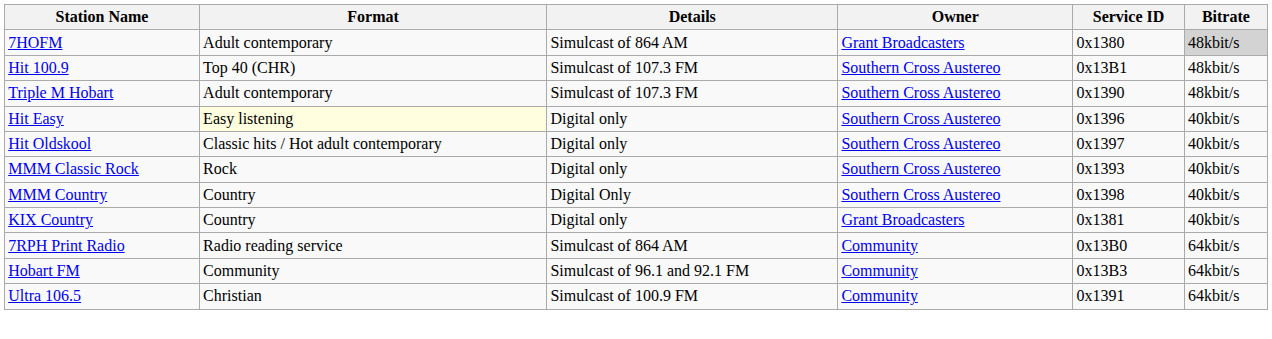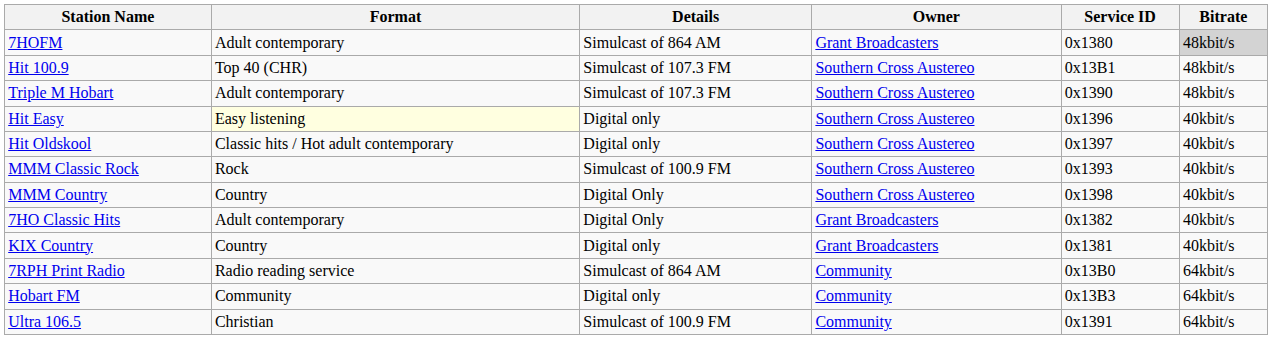(589, 169) Digital only -> (657, 169) Simulcast of 100.9 FM
+ row: (64, 220)
(650, 270) Simulcast of 96.1 and 92.1 FM -> (622, 296) Digital only
